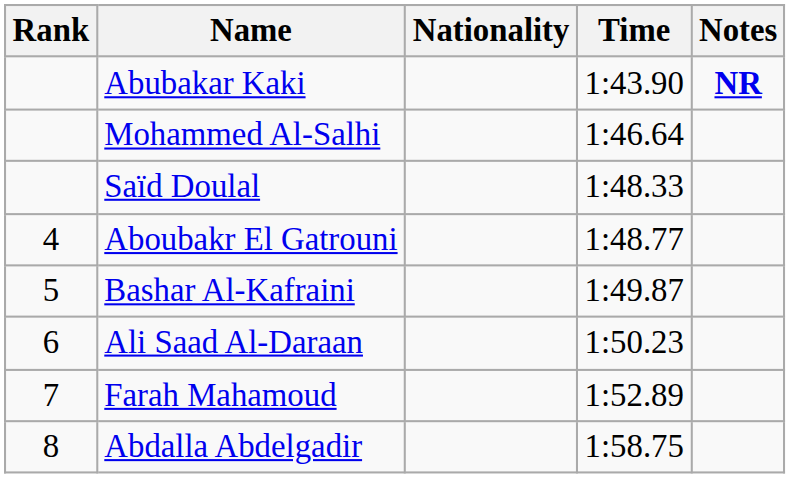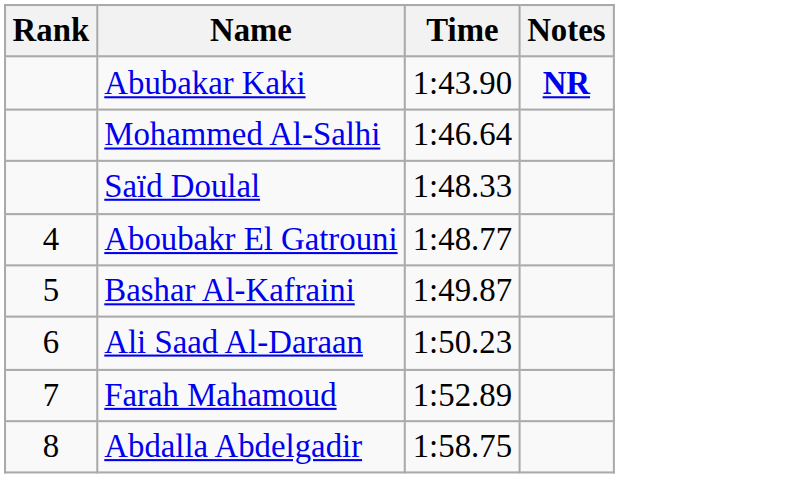- column: (491, 30)
